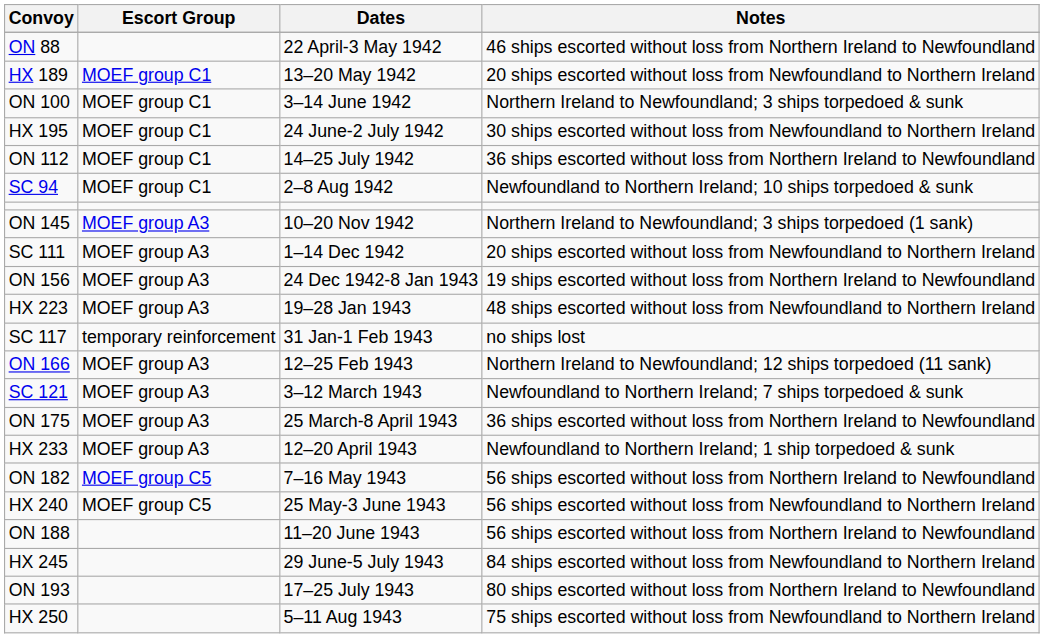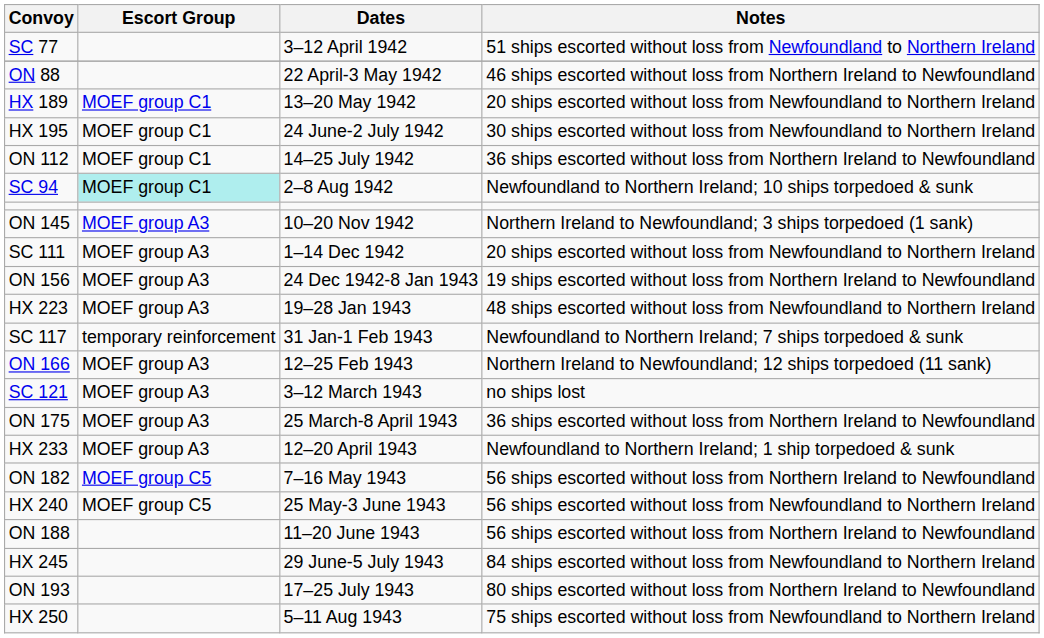+ row: (33, 46)
- row: (39, 103)
(147, 187) no background -> (147, 187) paleturquoise background
(536, 336) no ships lost -> (725, 336) Newfoundland to Northern Ireland; 7 ships torpedoed & sunk
(725, 392) Newfoundland to Northern Ireland; 7 ships torpedoed & sunk -> (536, 392) no ships lost
